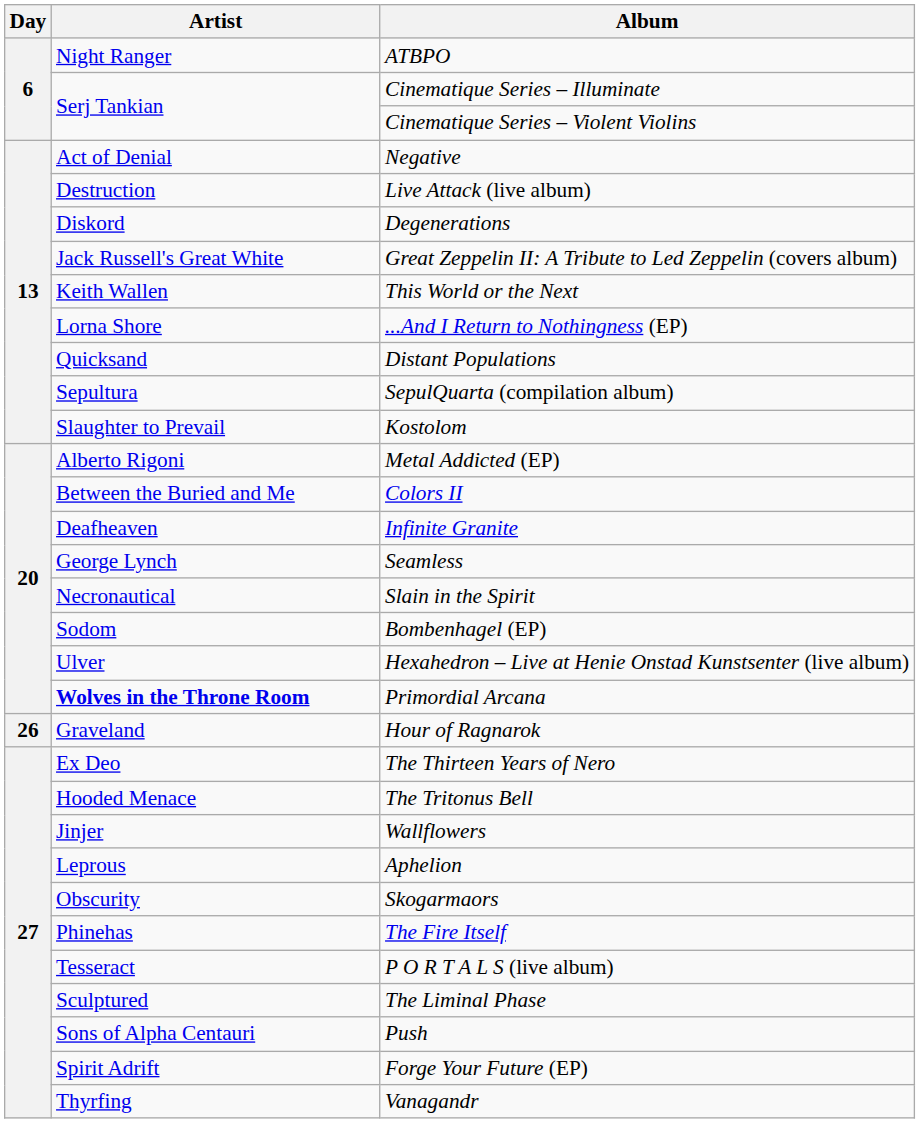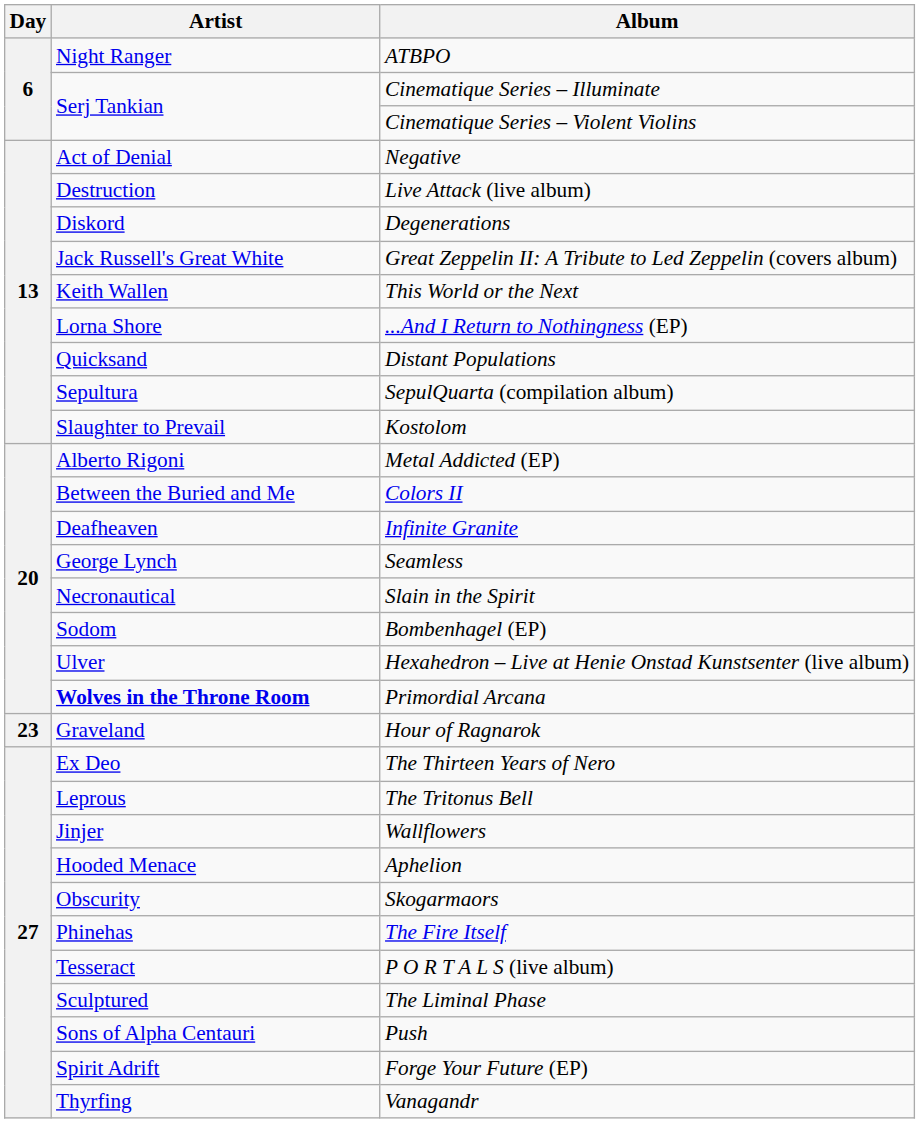(28, 730) 26 -> (28, 730) 23
(126, 797) Hooded Menace -> (91, 797) Leprous
(91, 865) Leprous -> (126, 865) Hooded Menace
